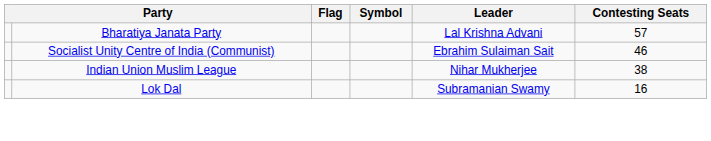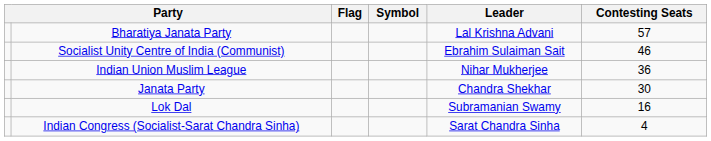(641, 70) 38 -> (644, 70) 36
+ row: (171, 88)
+ row: (171, 126)
